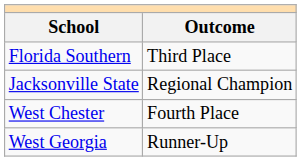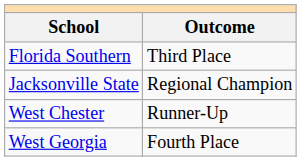(193, 113) Fourth Place -> (188, 113) Runner-Up
(188, 141) Runner-Up -> (193, 141) Fourth Place
